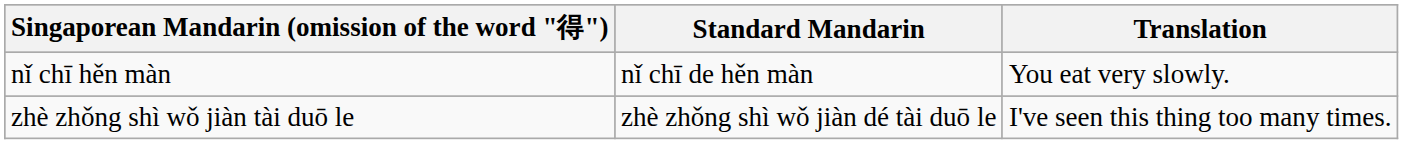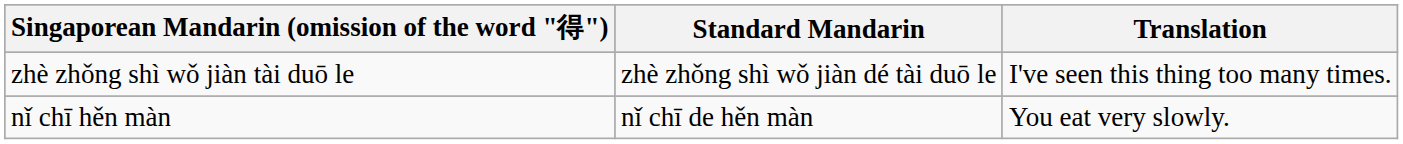rows swapped: (91, 73) <-> (183, 116)
